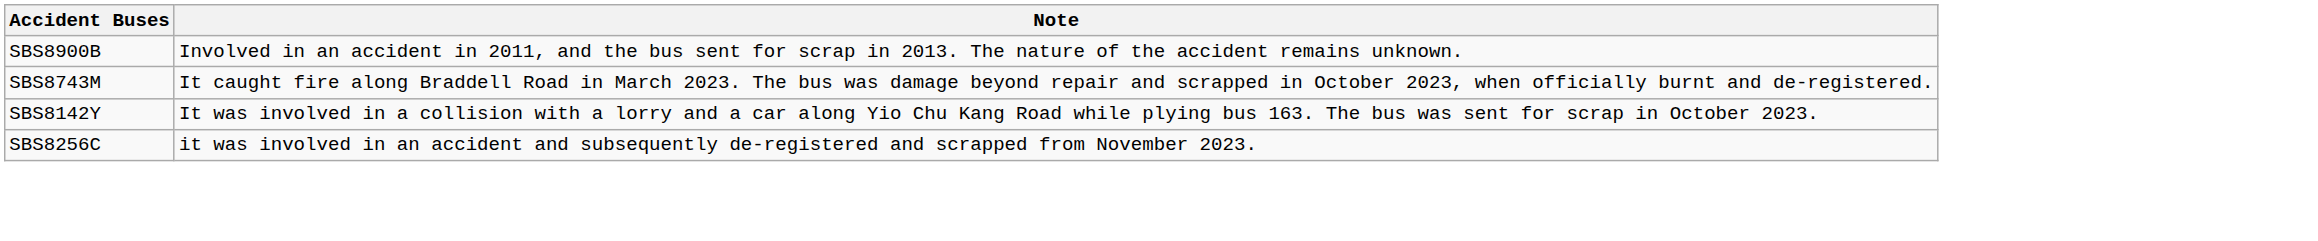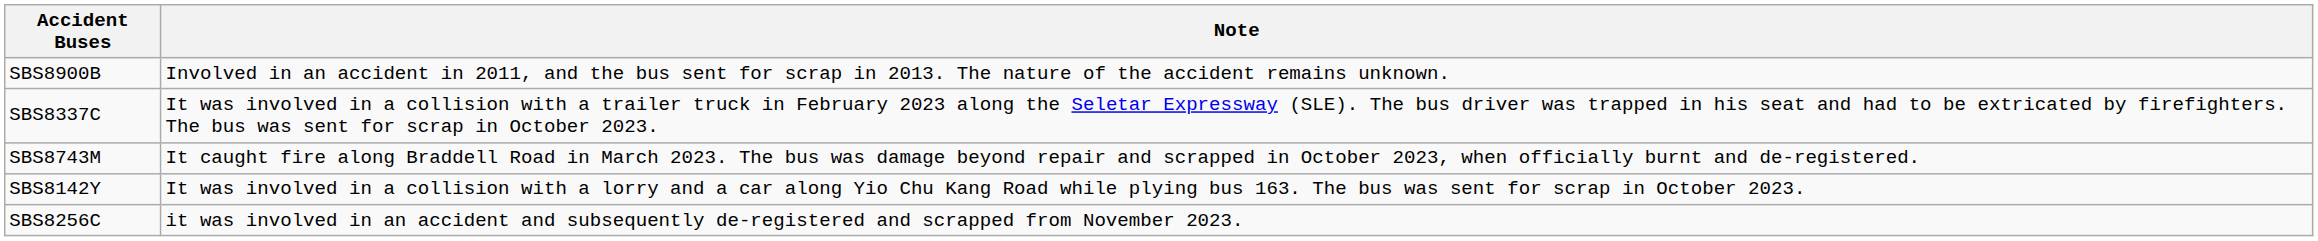+ row: (55, 116)
